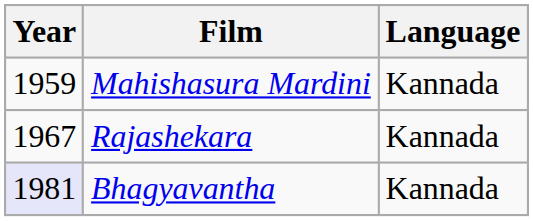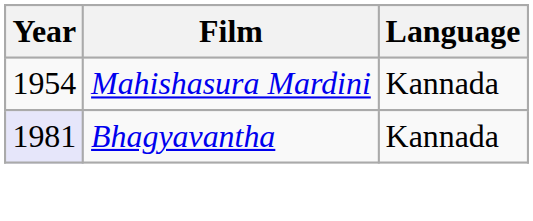(44, 83) 1959 -> (44, 83) 1954
- row: (172, 136)
